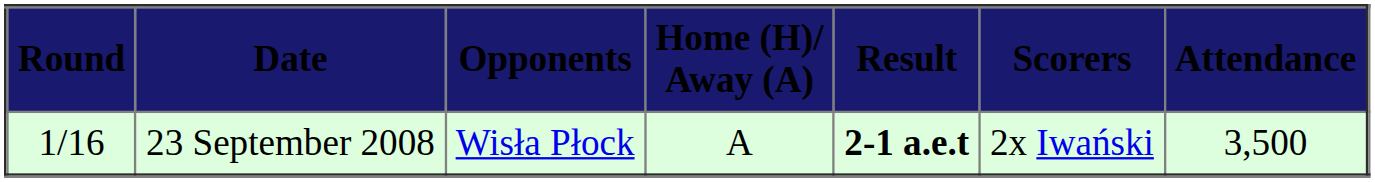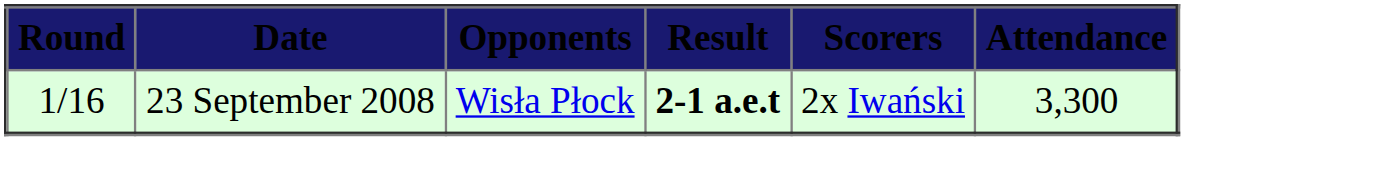- column: (739, 59)
(1266, 142) 3,500 -> (1077, 100) 3,300
